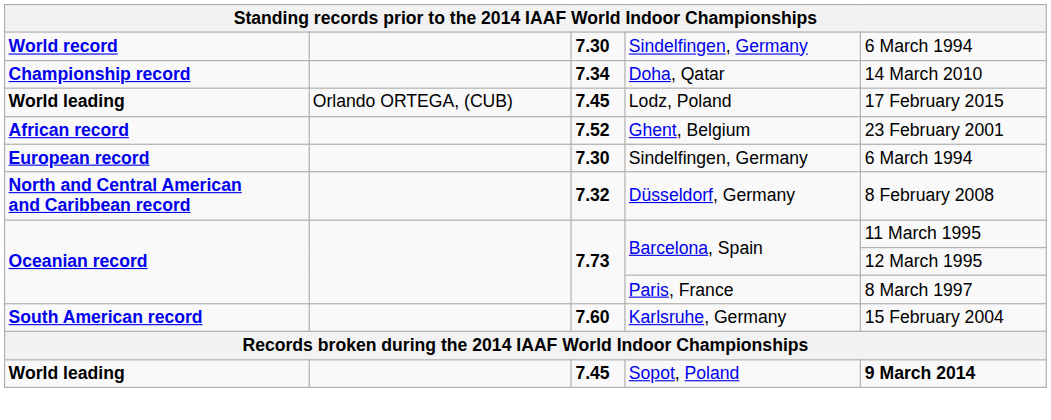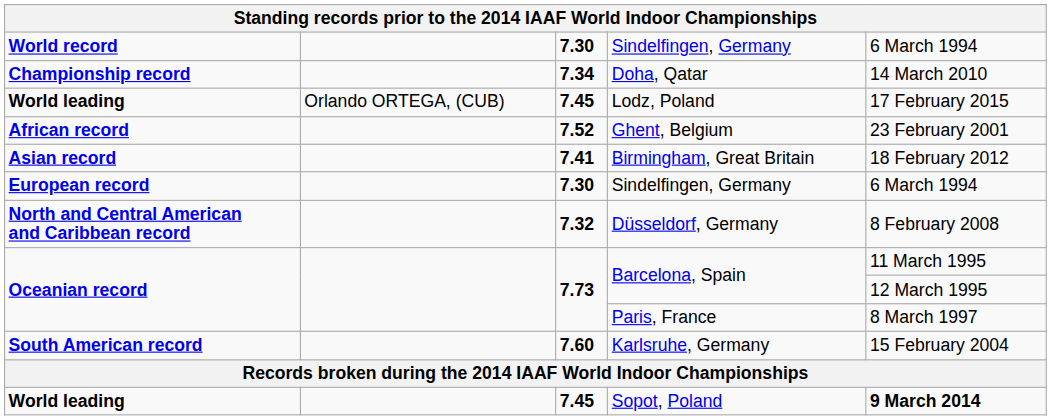+ row: (62, 158)
